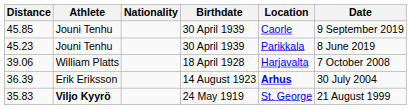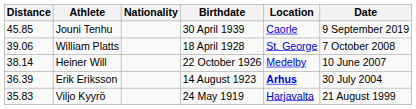- row: (20, 46)
(285, 63) Harjavalta -> (292, 46) St. George
+ row: (20, 63)
(83, 96) bold -> (81, 96) normal
(287, 96) St. George -> (290, 96) Harjavalta
